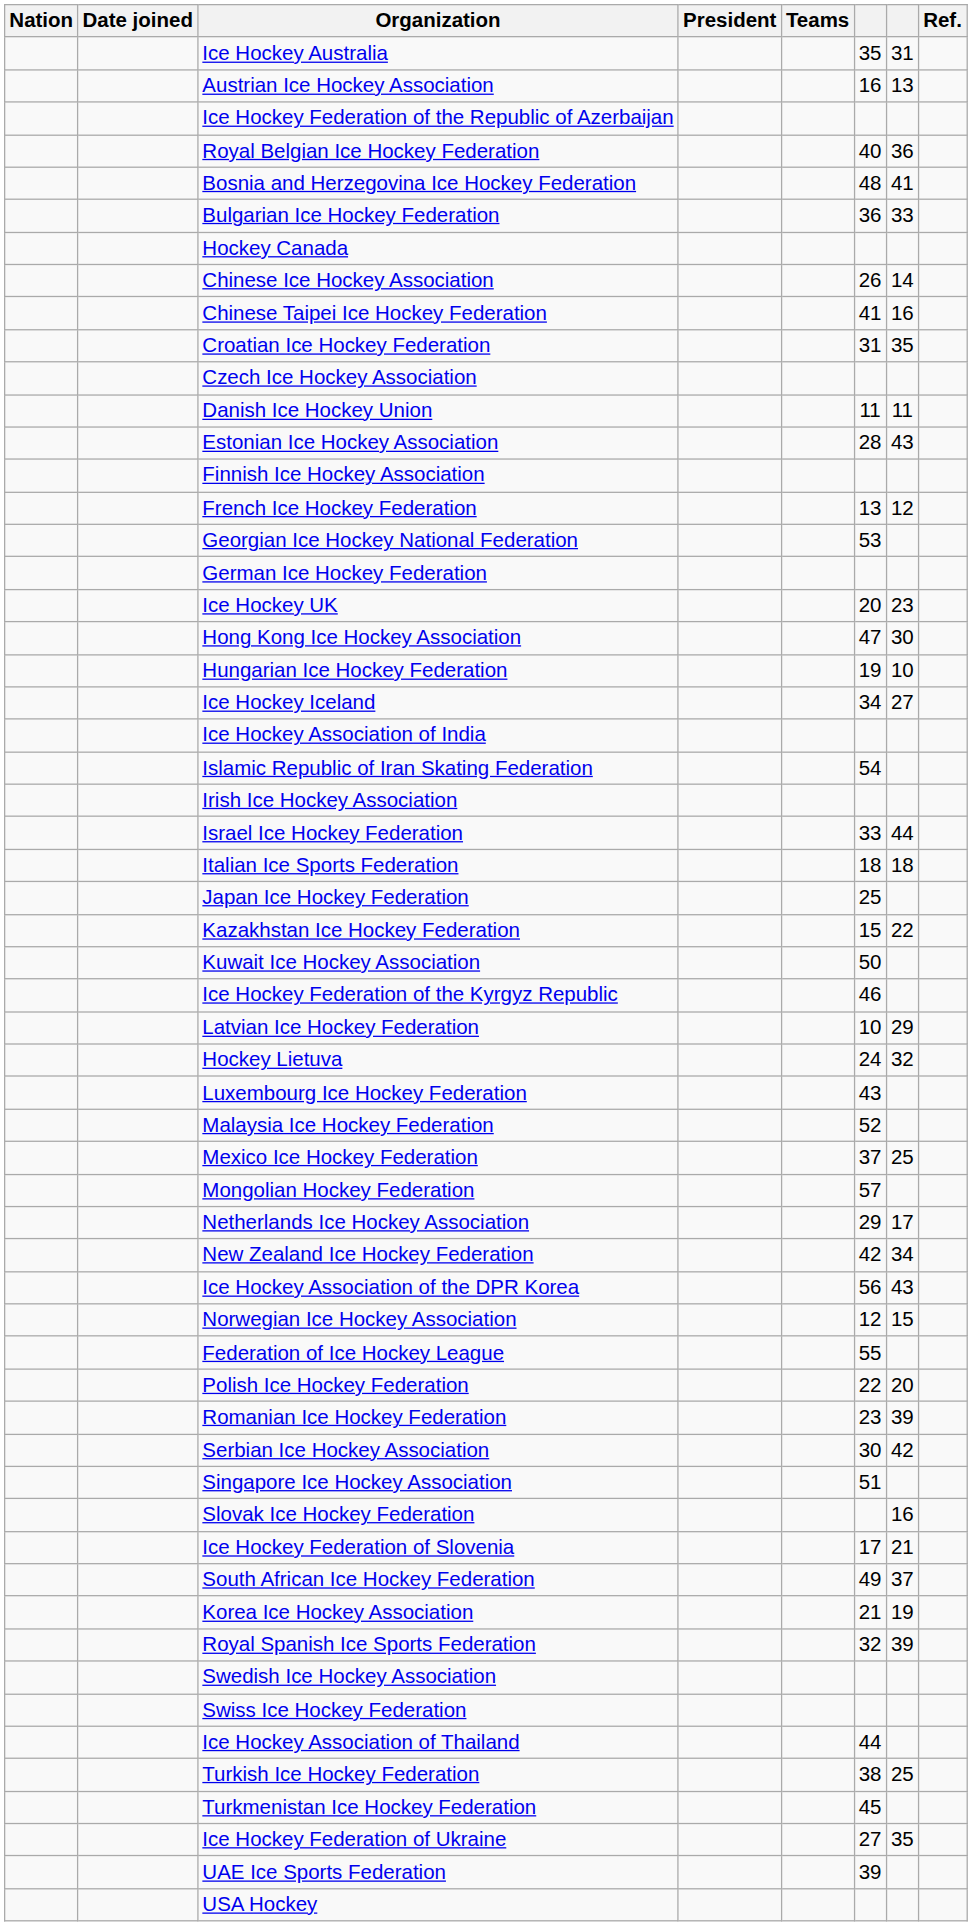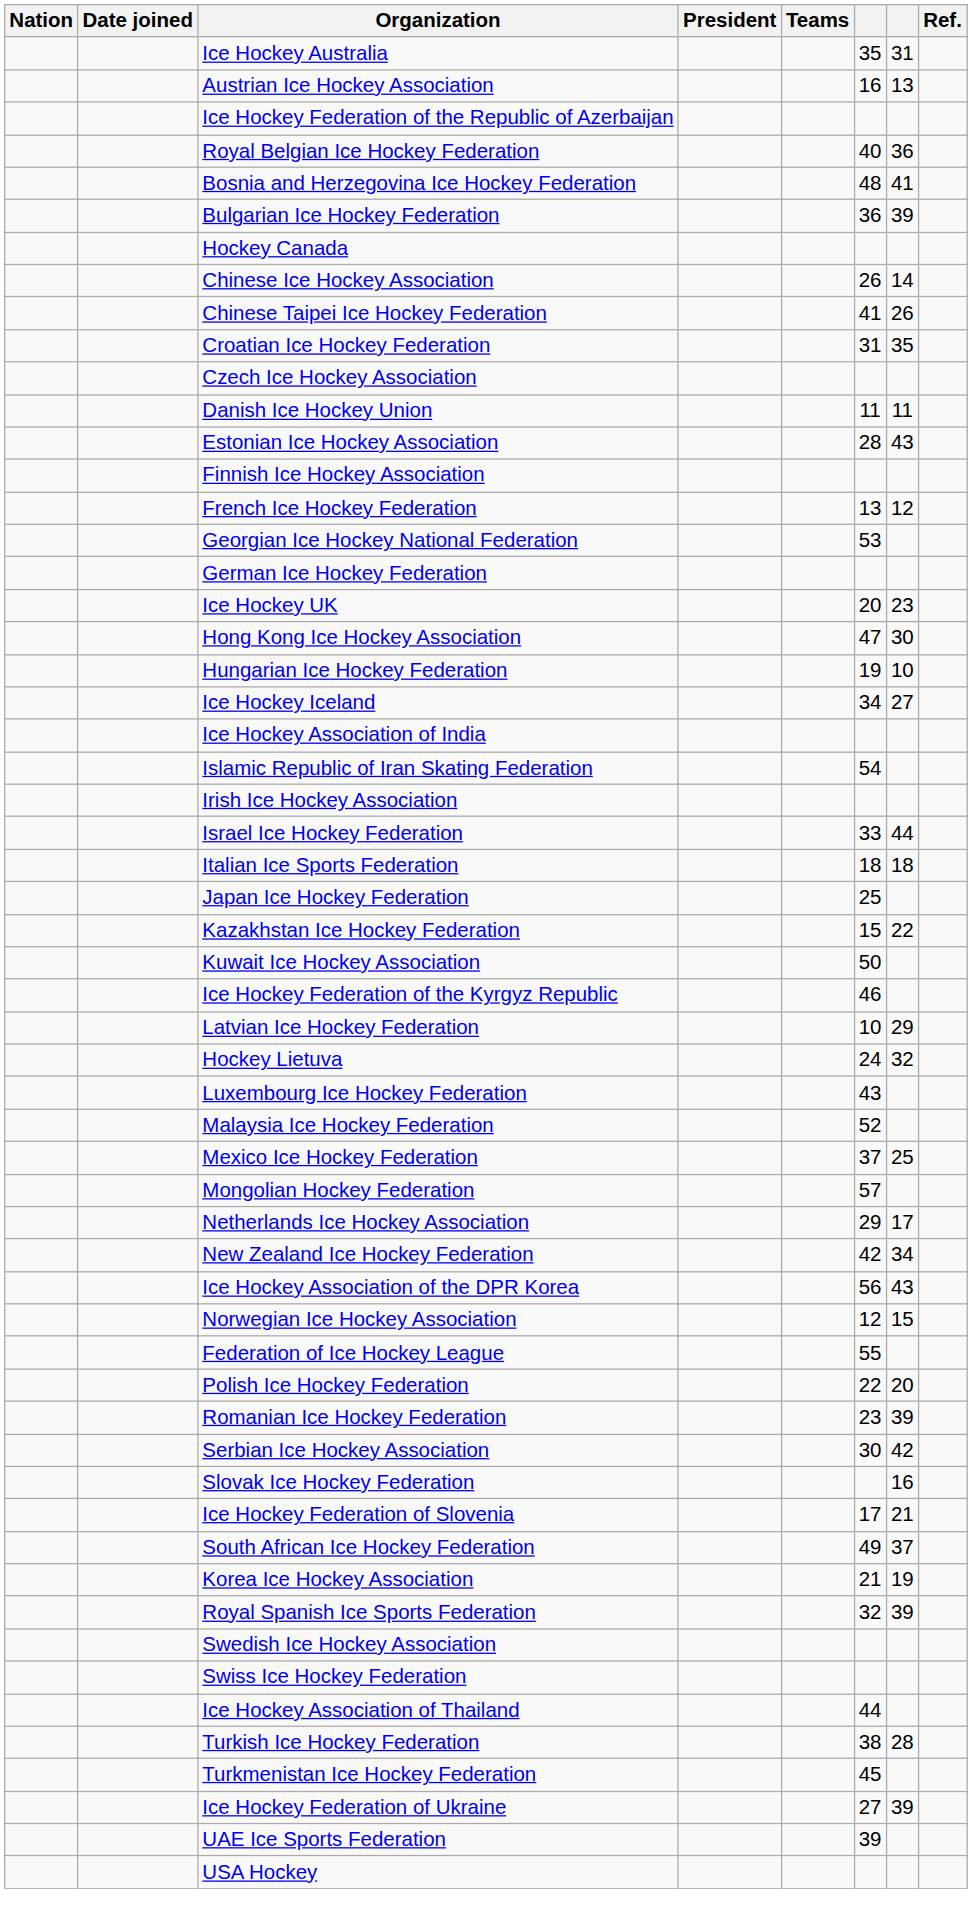(902, 215) 33 -> (902, 215) 39
(902, 313) 16 -> (902, 313) 26
- row: (357, 1482)
(902, 1774) 25 -> (902, 1742) 28
(902, 1839) 35 -> (902, 1807) 39
